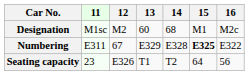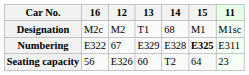columns swapped: (96, 12) <-> (230, 12)
(144, 29) 60 -> (143, 29) T1
(144, 62) T1 -> (143, 62) 60
